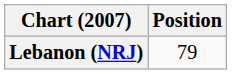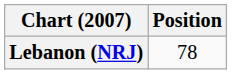(187, 52) 79 -> (187, 52) 78
